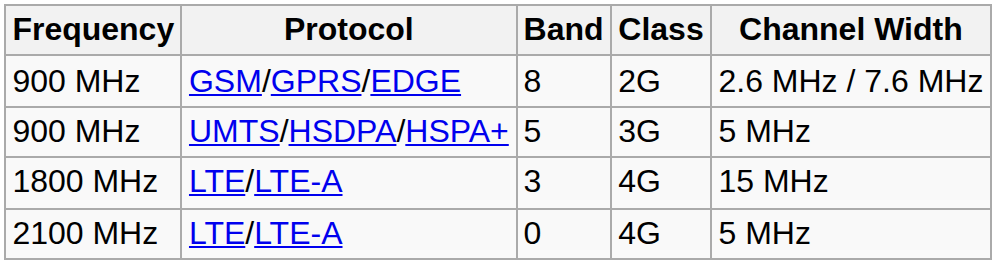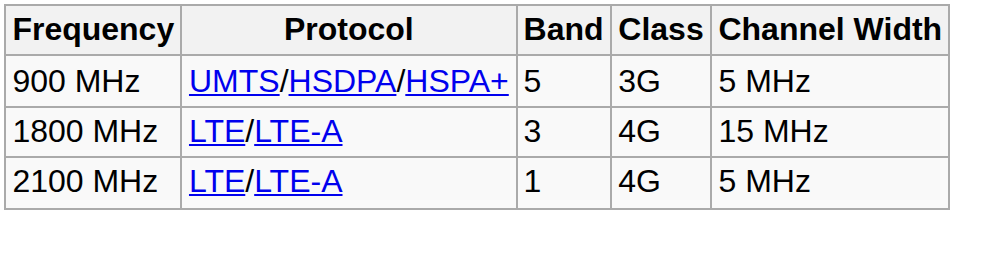- row: (76, 80)
(532, 232) 0 -> (532, 182) 1
